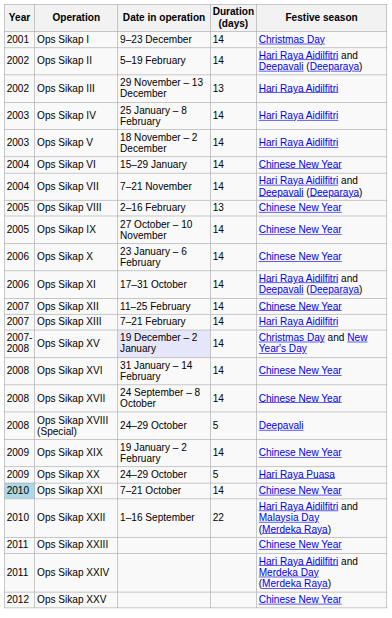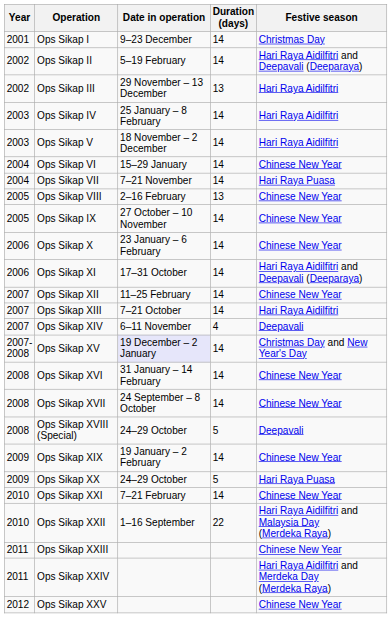(311, 186) Hari Raya Aidilfitri and Deepavali (Deeparaya) -> (297, 181) Hari Raya Puasa
(153, 322) 7–21 February -> (151, 311) 7–21 October
+ row: (70, 327)
(18, 490) lightblue background -> (18, 495) no background
(151, 490) 7–21 October -> (153, 495) 7–21 February
